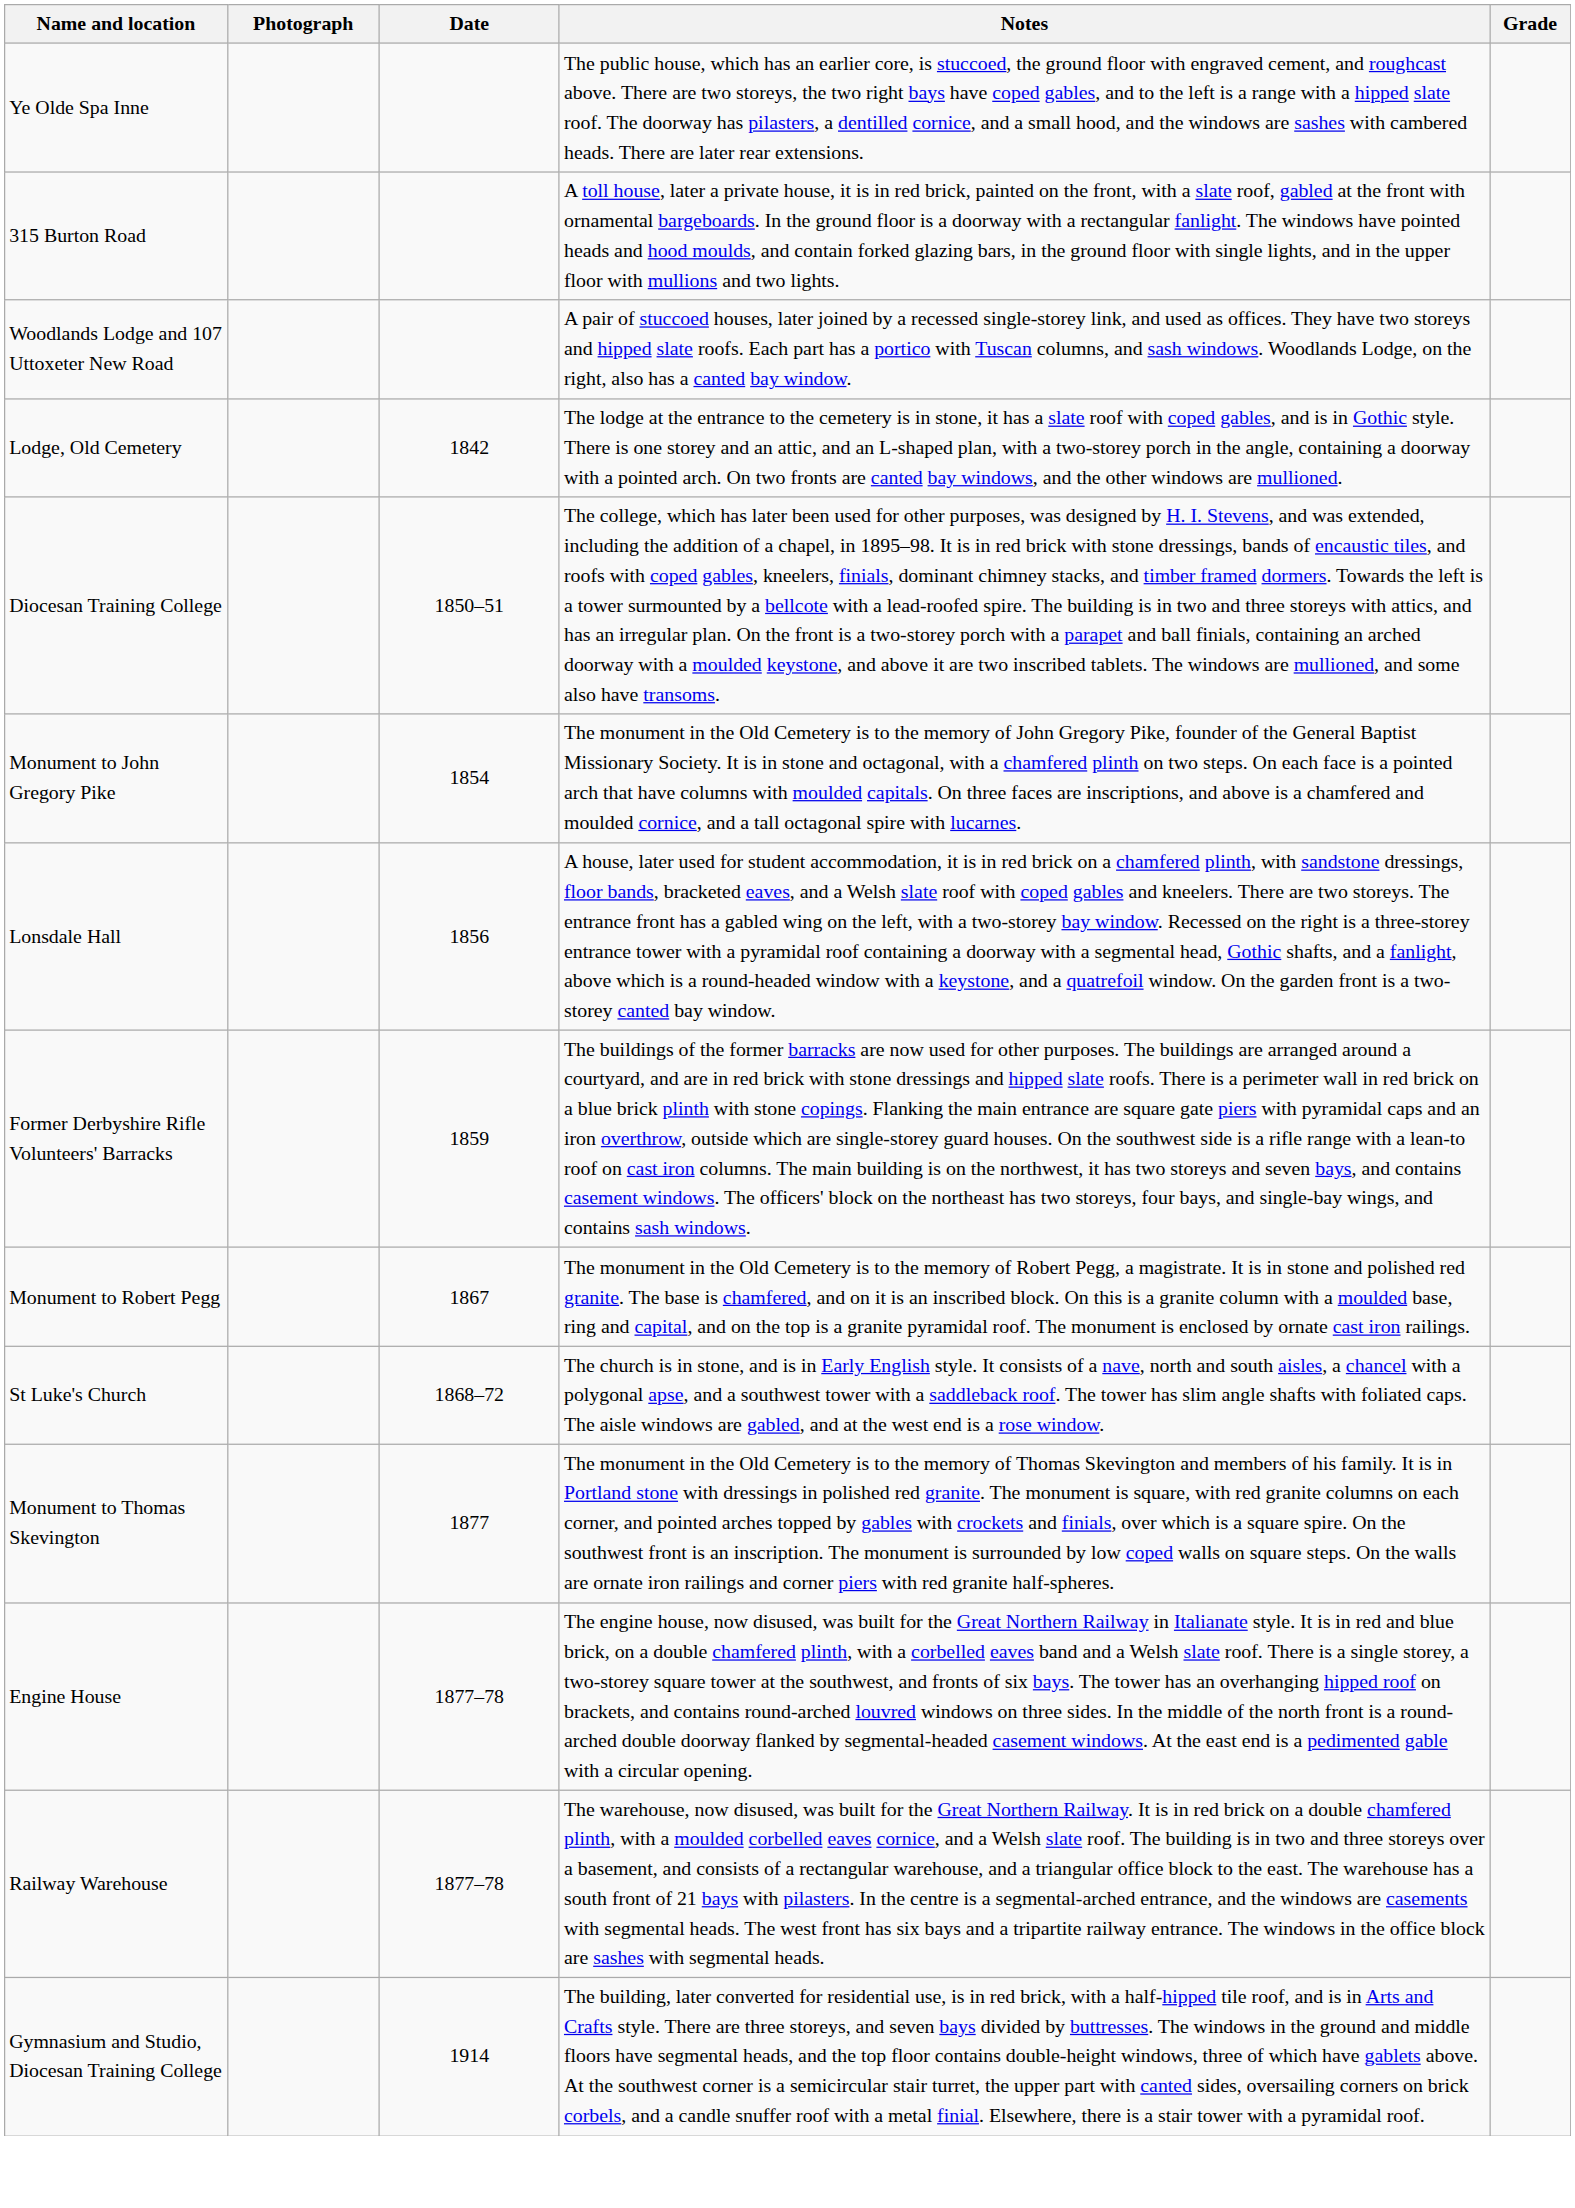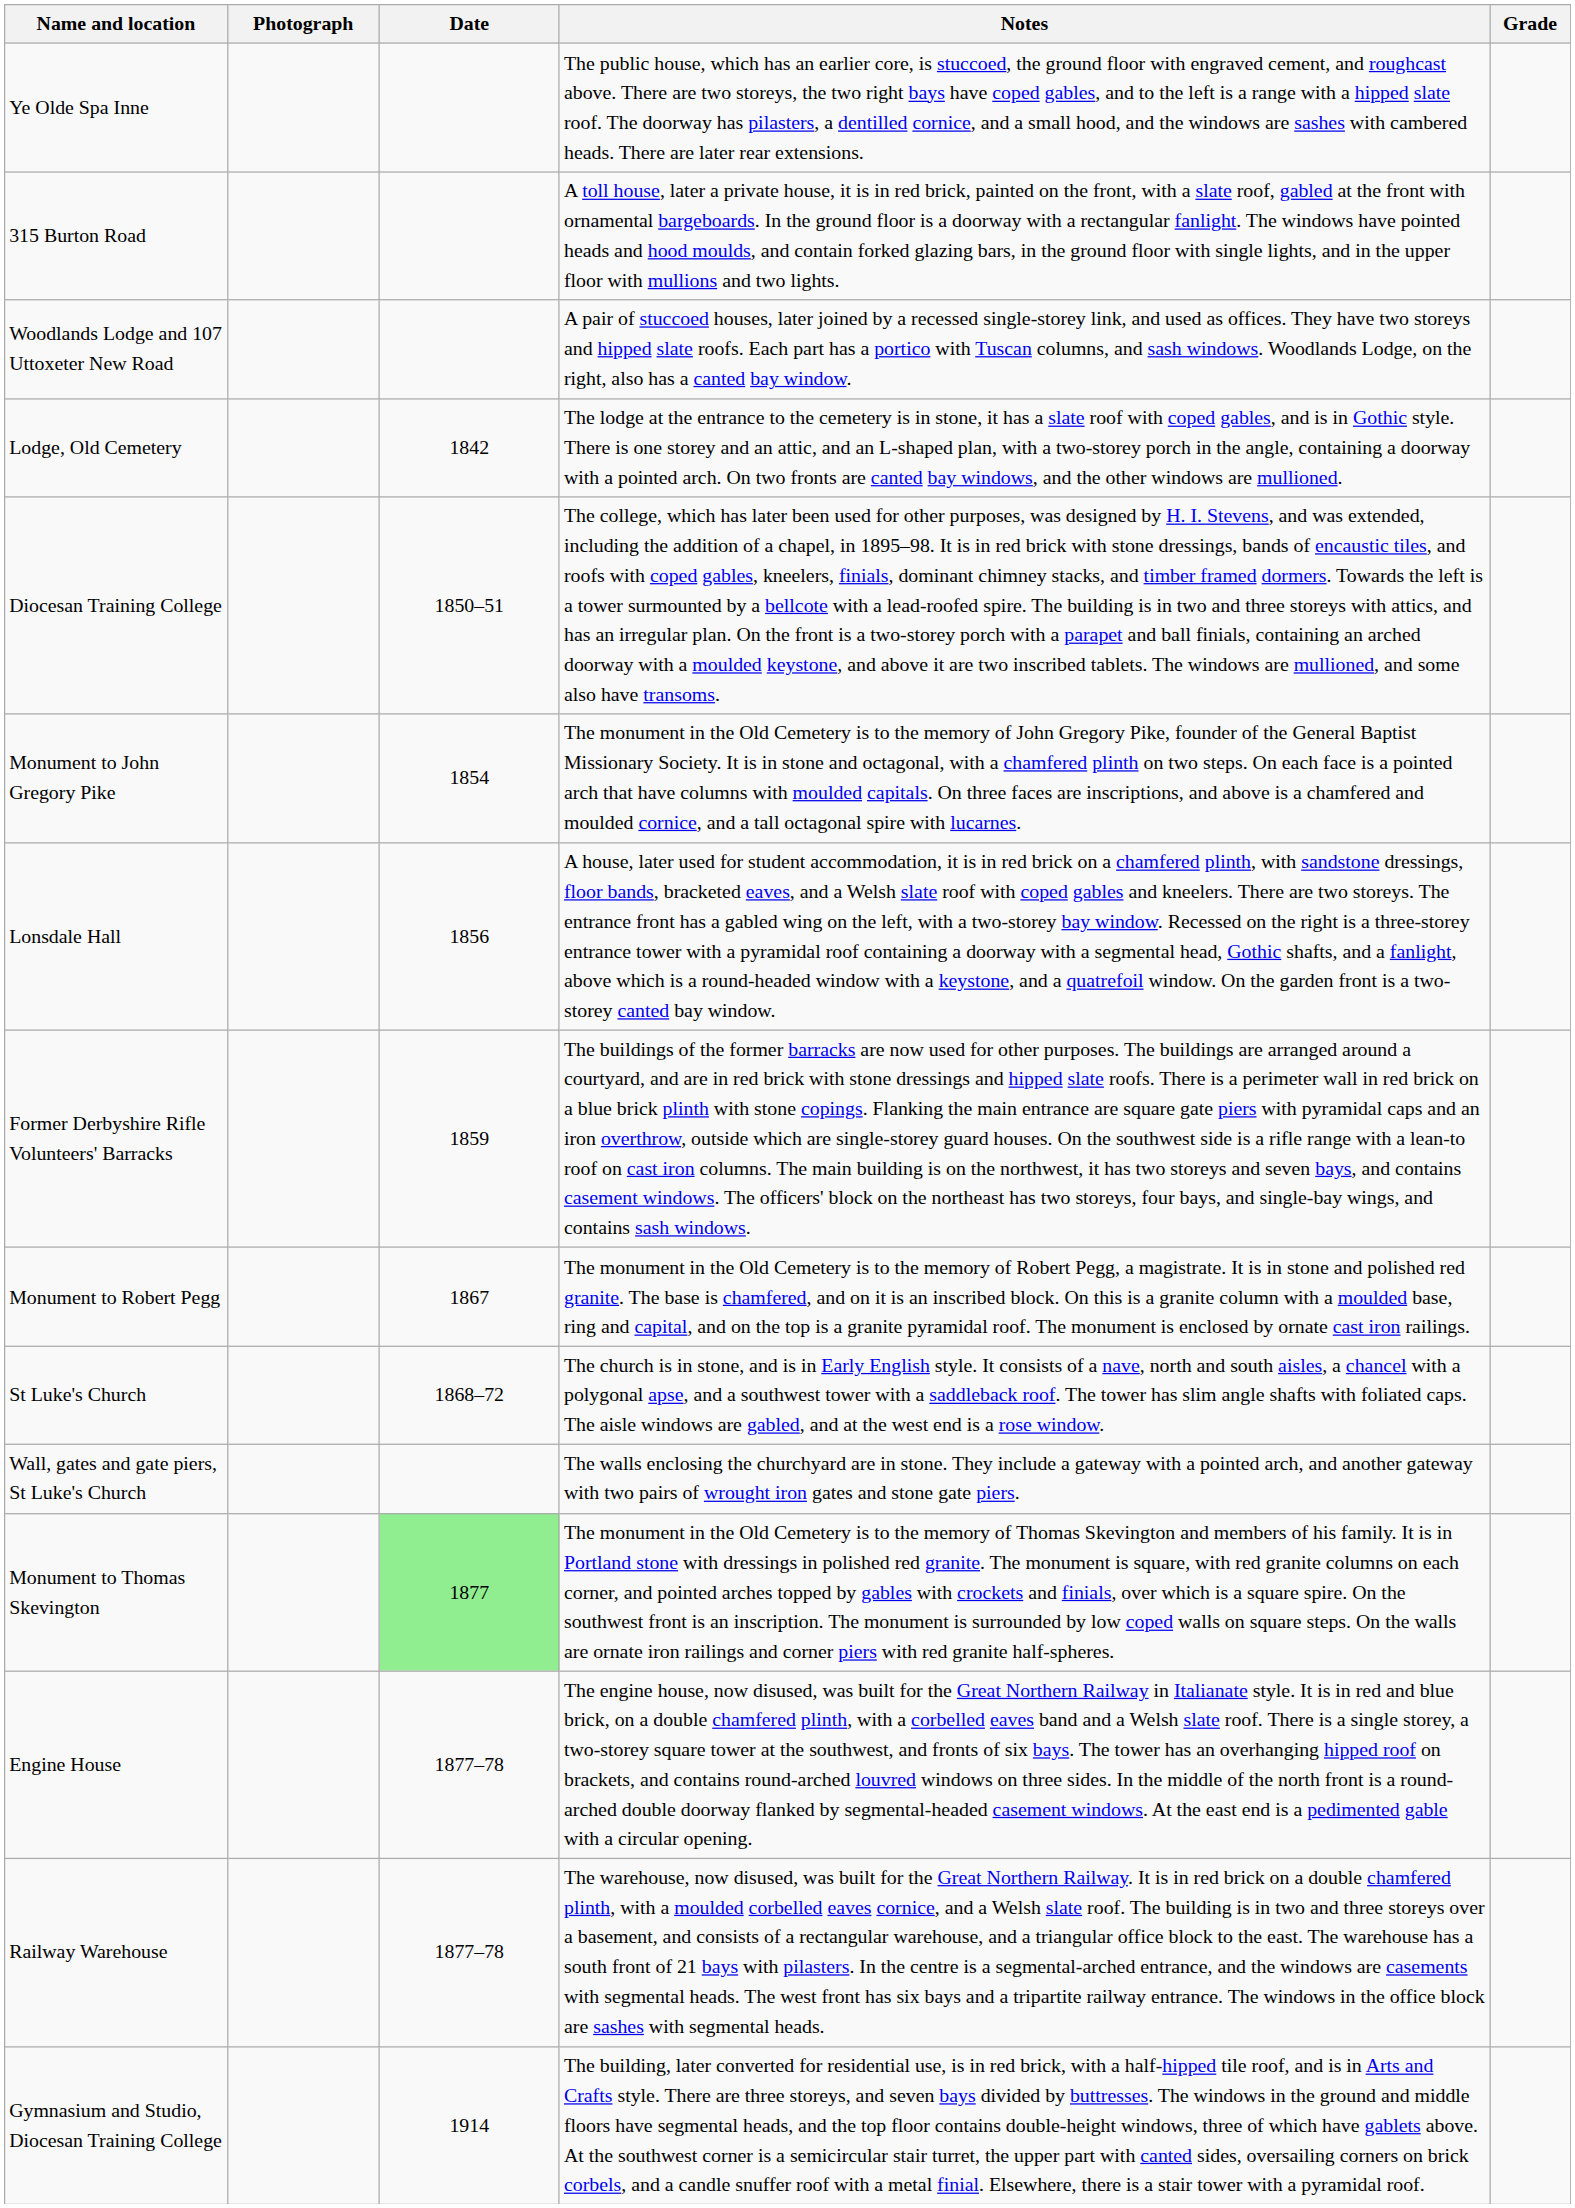+ row: (113, 1478)
(469, 1523) no background -> (469, 1591) lightgreen background
